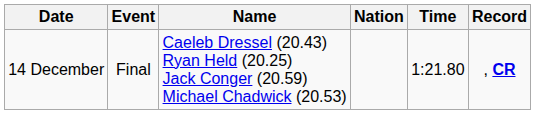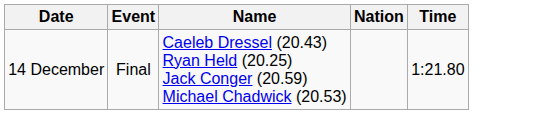- column: (500, 17)
